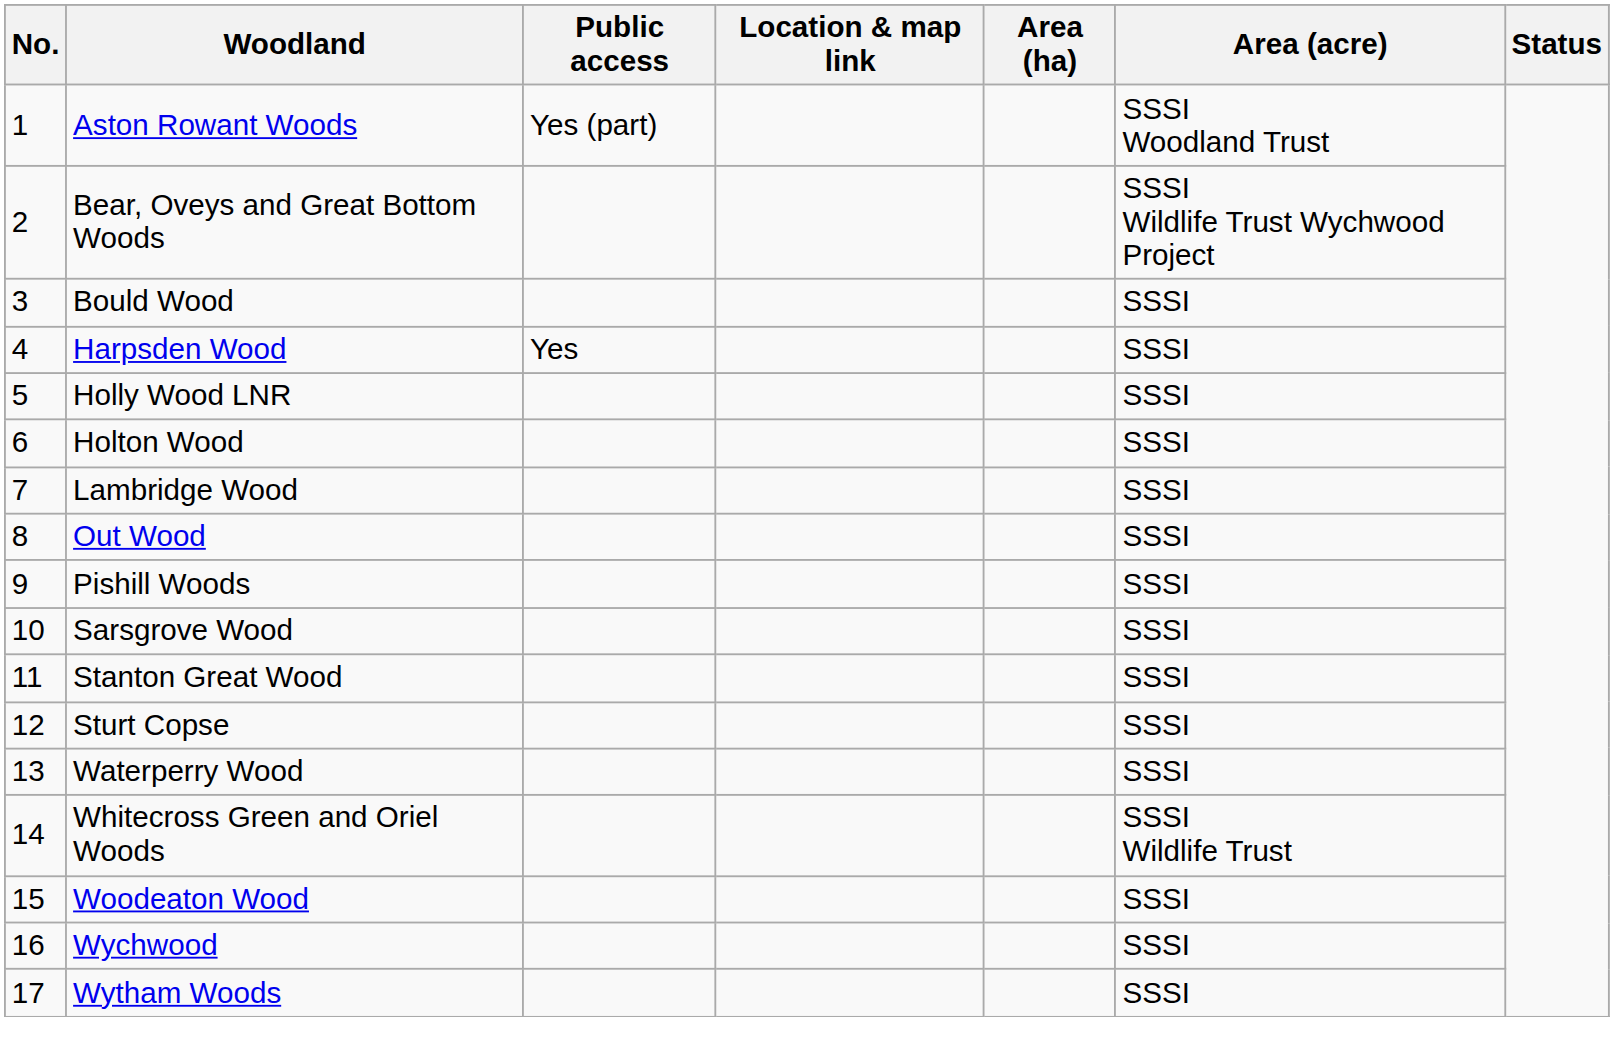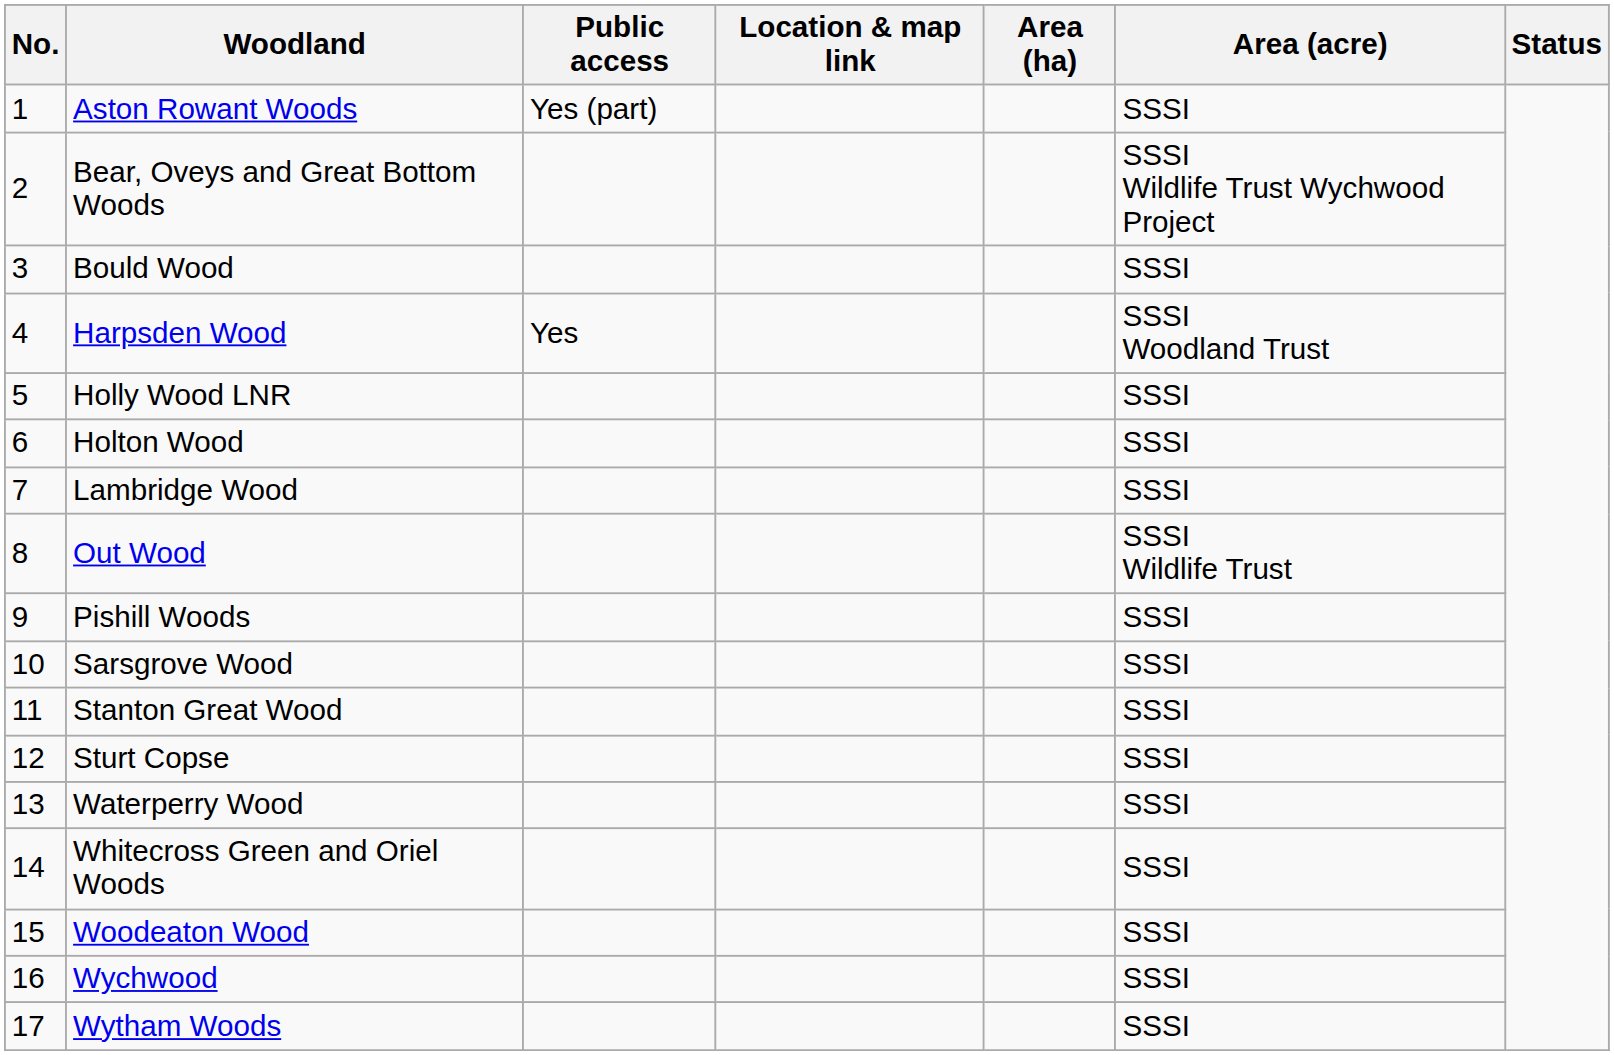(1226, 124) SSSI Woodland Trust -> (1156, 108) SSSI
(1156, 348) SSSI -> (1226, 332) SSSI Woodland Trust
(1156, 536) SSSI -> (1207, 553) SSSI Wildlife Trust
(1207, 835) SSSI Wildlife Trust -> (1156, 868) SSSI
